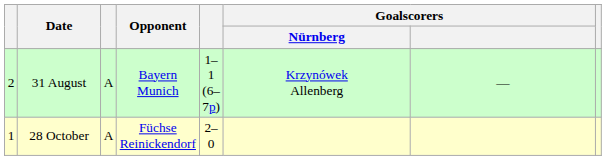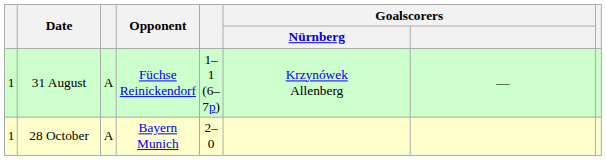(11, 82) 2 -> (11, 82) 1
(158, 82) Bayern Munich -> (158, 82) Füchse Reinickendorf
(158, 135) Füchse Reinickendorf -> (158, 135) Bayern Munich
